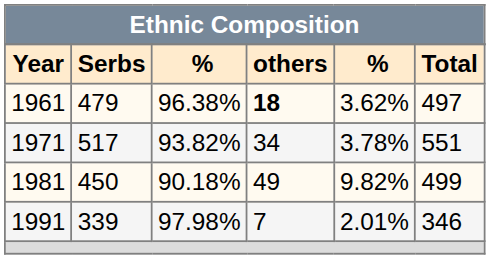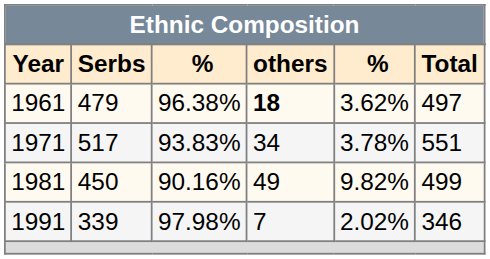(199, 143) 93.82% -> (199, 143) 93.83%
(199, 182) 90.18% -> (199, 182) 90.16%
(374, 221) 2.01% -> (374, 221) 2.02%
